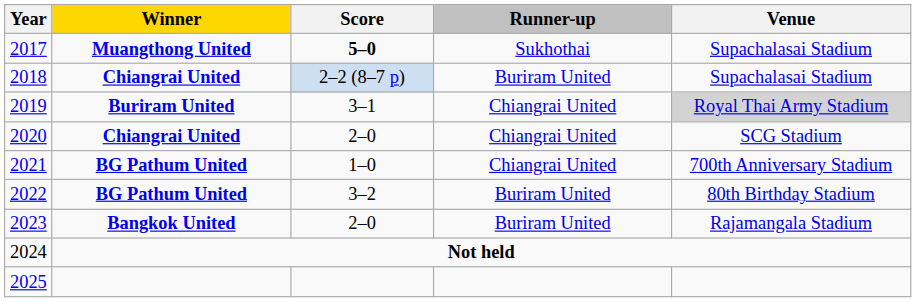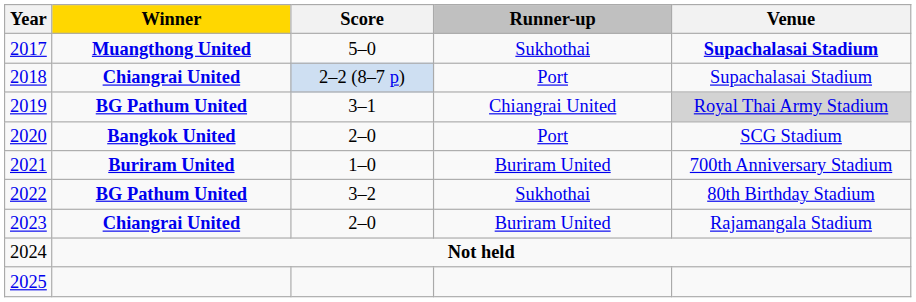(362, 48) bold -> (362, 48) normal
(791, 48) normal -> (791, 48) bold
(553, 77) Buriram United -> (553, 77) Port
(171, 106) Buriram United -> (171, 106) BG Pathum United
(171, 135) Chiangrai United -> (171, 135) Bangkok United
(553, 135) Chiangrai United -> (553, 135) Port
(171, 164) BG Pathum United -> (171, 164) Buriram United
(553, 164) Chiangrai United -> (553, 164) Buriram United
(553, 194) Buriram United -> (553, 194) Sukhothai
(171, 223) Bangkok United -> (171, 223) Chiangrai United
